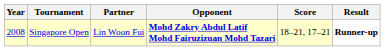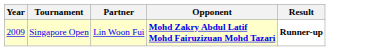- column: (305, 12)
(16, 33) 2008 -> (16, 33) 2009
